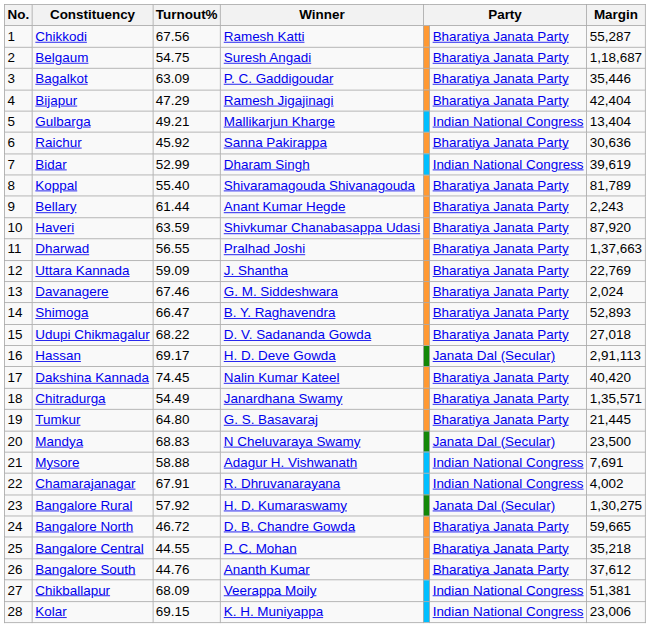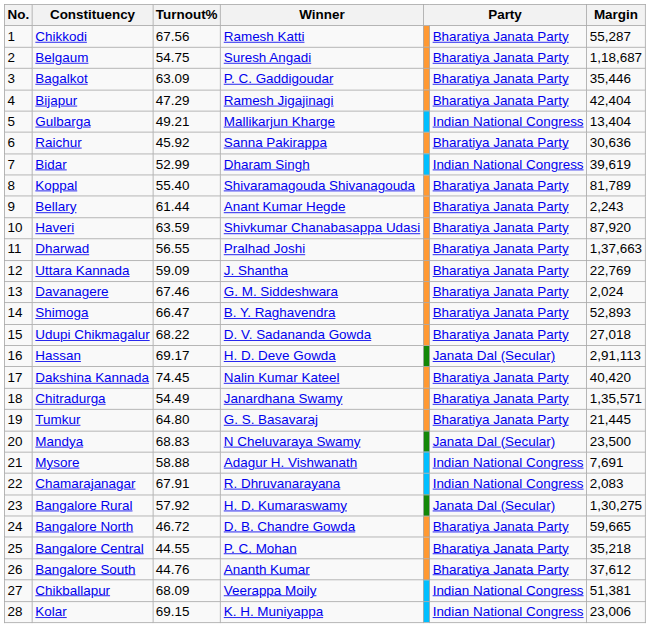(607, 484) 4,002 -> (607, 484) 2,083
